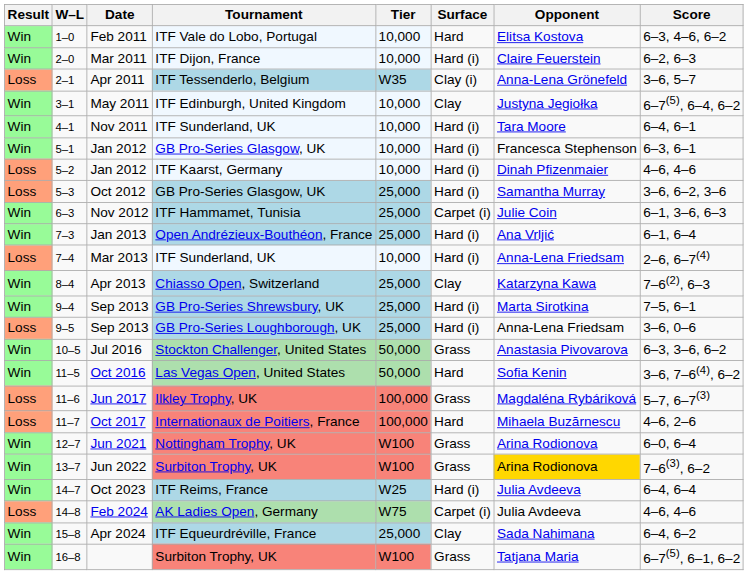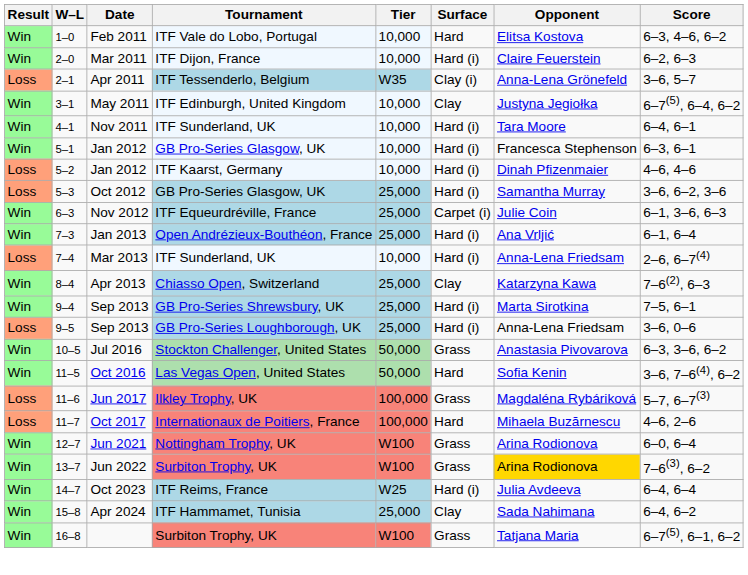(228, 213) ITF Hammamet, Tunisia -> (236, 213) ITF Equeurdréville, France
- row: (68, 512)
(236, 533) ITF Equeurdréville, France -> (228, 511) ITF Hammamet, Tunisia
